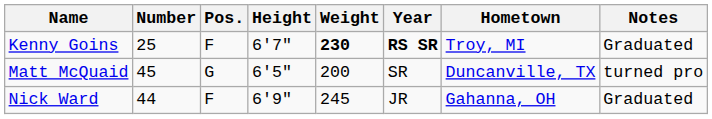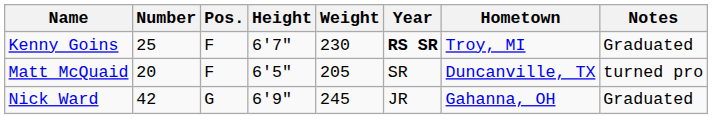(335, 45) bold -> (335, 45) normal
(146, 72) 45 -> (146, 72) 20
(209, 72) G -> (209, 72) F
(335, 72) 200 -> (335, 72) 205
(146, 100) 44 -> (146, 100) 42
(209, 100) F -> (209, 100) G
